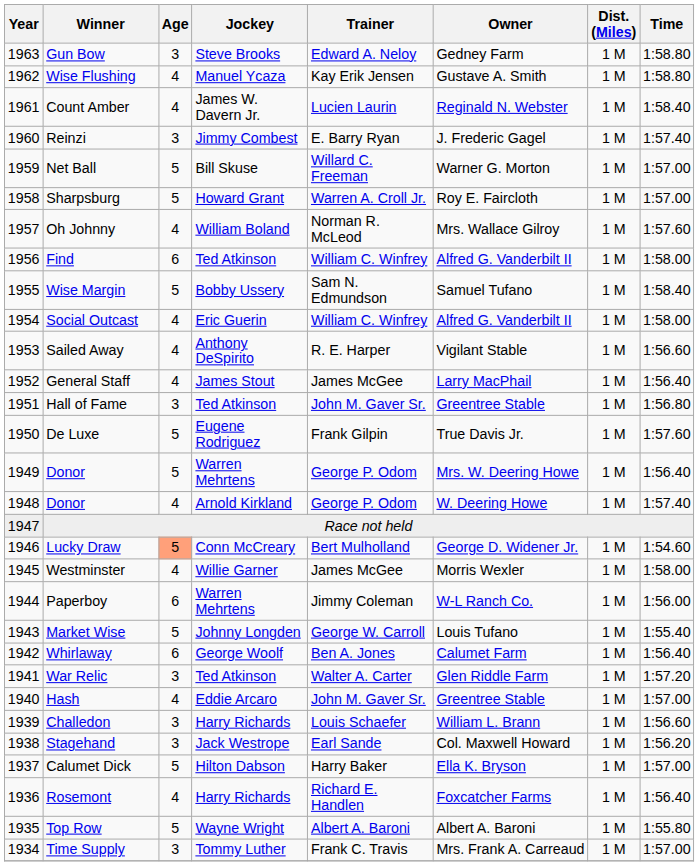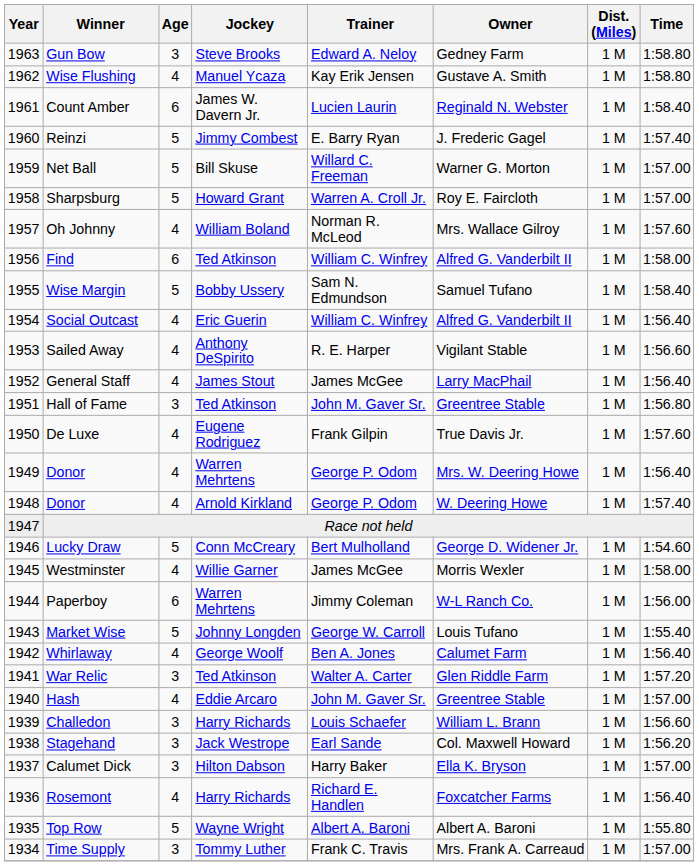(175, 107) 4 -> (175, 107) 6
(175, 138) 3 -> (175, 138) 5
(667, 321) 1:58.00 -> (667, 321) 1:56.40
(175, 434) 5 -> (175, 434) 4
(175, 473) 5 -> (175, 473) 4
(175, 548) lightsalmon background -> (175, 548) no background
(175, 654) 6 -> (175, 654) 4
(175, 767) 5 -> (175, 767) 3
